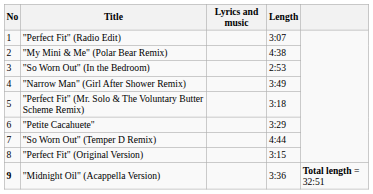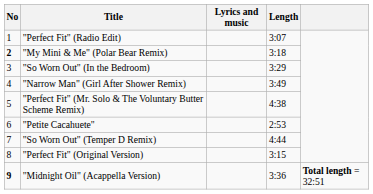(9, 53) normal -> (9, 53) bold
(277, 53) 4:38 -> (277, 53) 3:18
(277, 68) 2:53 -> (277, 68) 3:29
(277, 104) 3:18 -> (277, 104) 4:38
(277, 125) 3:29 -> (277, 125) 2:53
